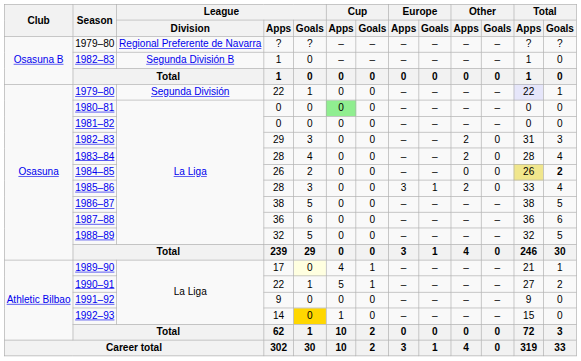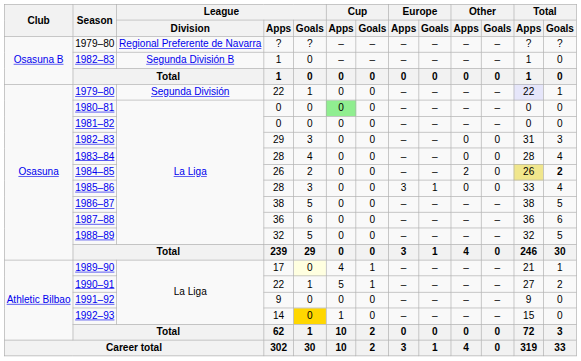(466, 140) 2 -> (466, 140) 0
(466, 156) 2 -> (466, 156) 0
(466, 172) 0 -> (466, 172) 2
(466, 188) 2 -> (466, 188) 0
